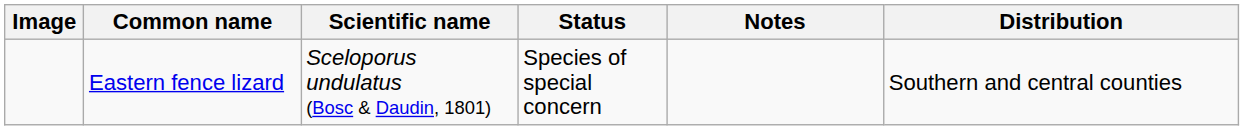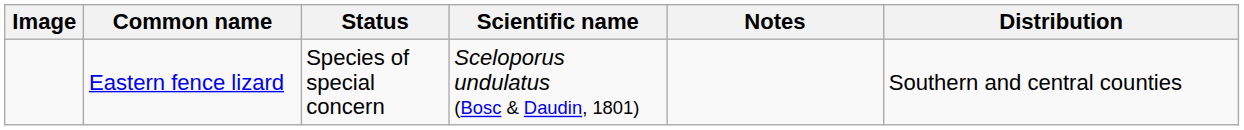columns swapped: (410, 22) <-> (592, 22)
